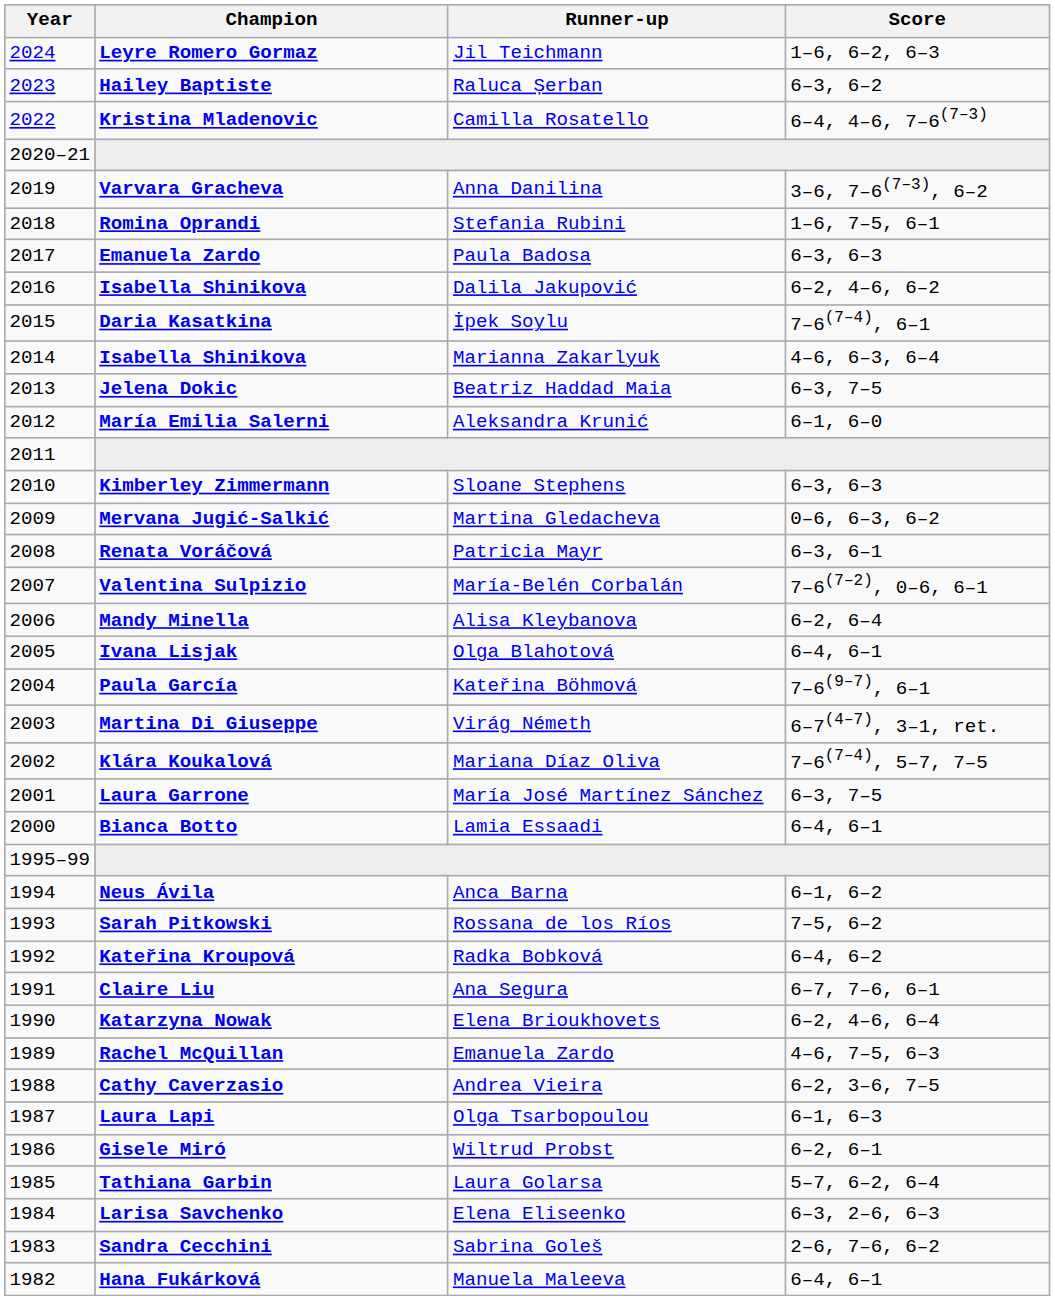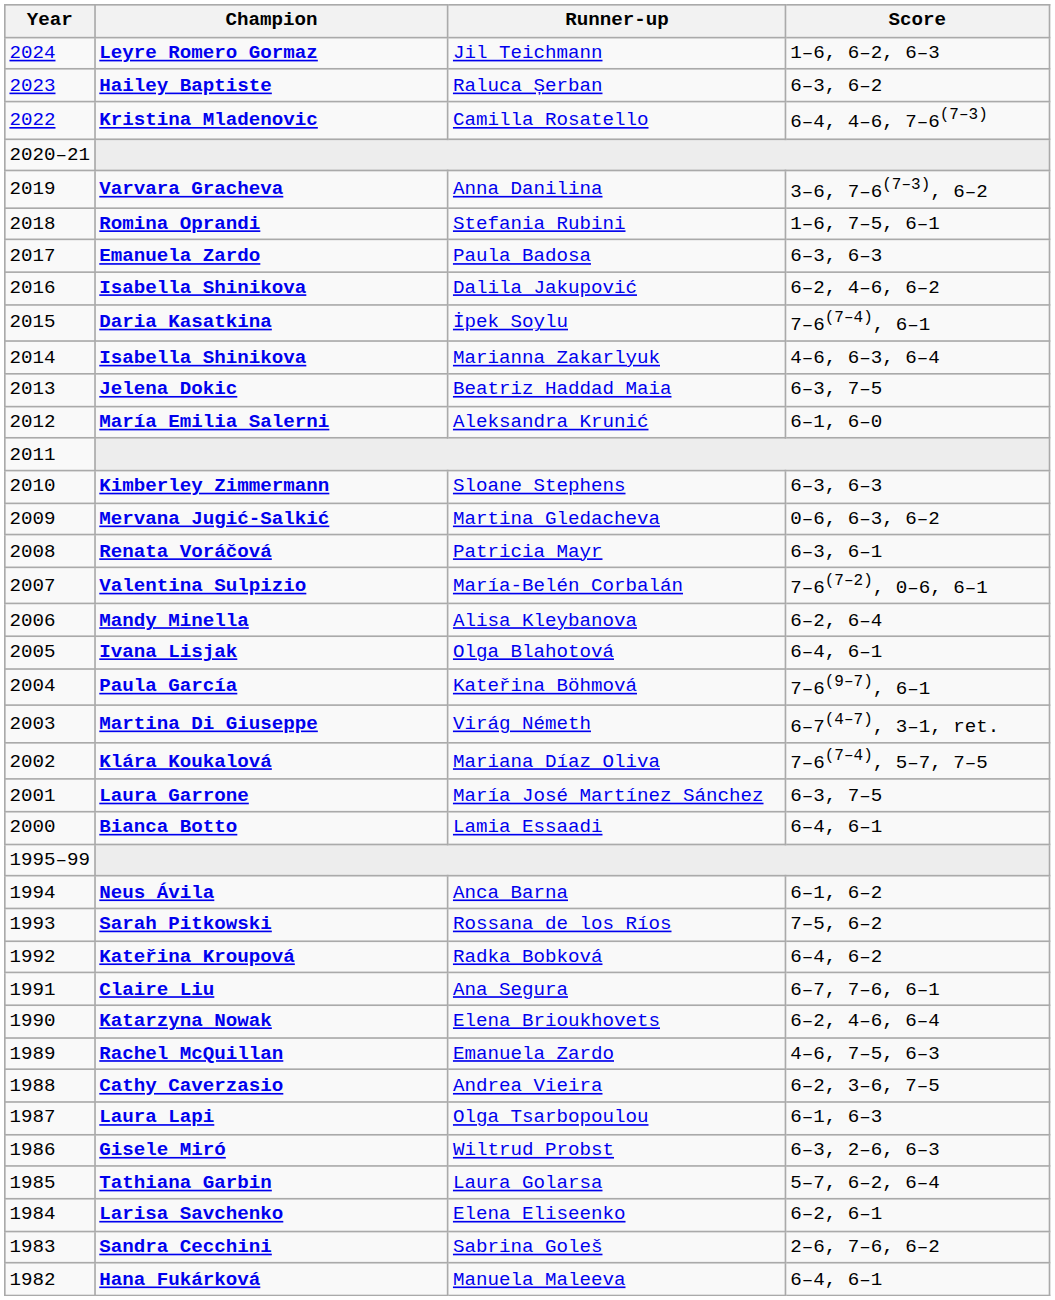(836, 1150) 6–2, 6–1 -> (865, 1150) 6–3, 2–6, 6–3
(865, 1214) 6–3, 2–6, 6–3 -> (836, 1214) 6–2, 6–1
